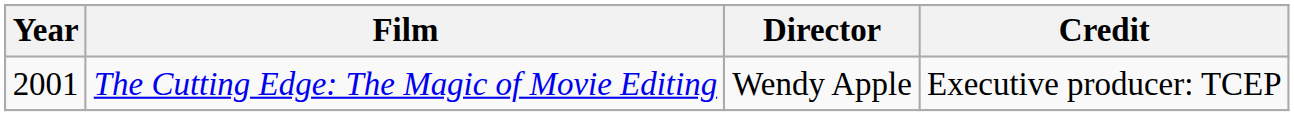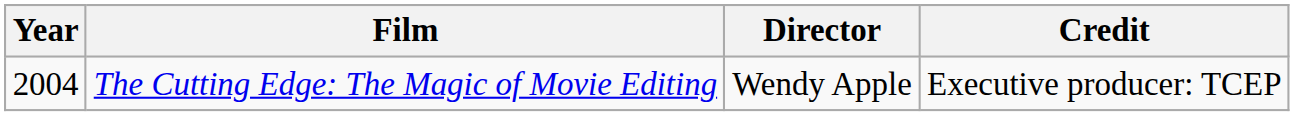(46, 82) 2001 -> (46, 82) 2004
